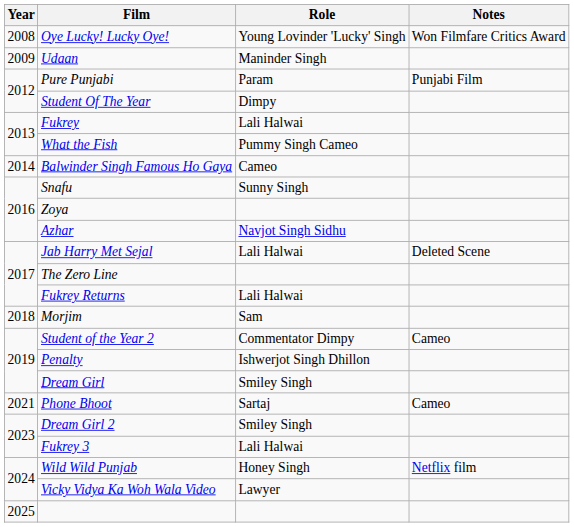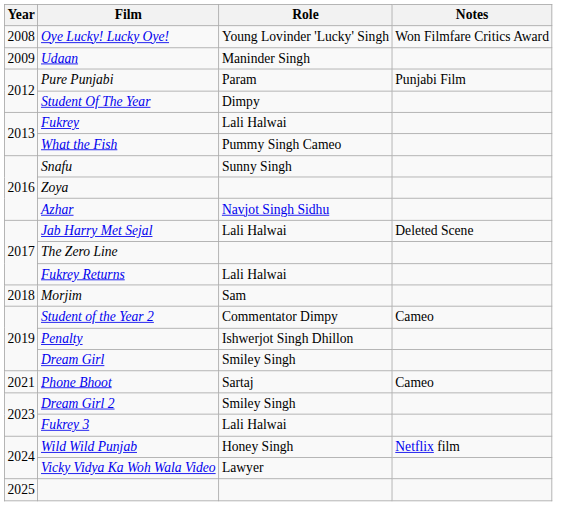- row: (137, 166)
